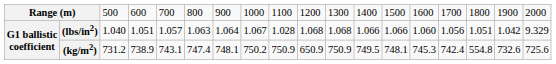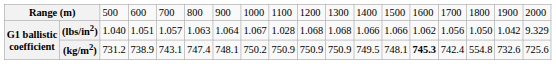(424, 30) 1.060 -> (424, 30) 1.062
(481, 30) 1.051 -> (481, 30) 1.050
(311, 49) 650.9 -> (311, 49) 750.9
(424, 49) normal -> (424, 49) bold
